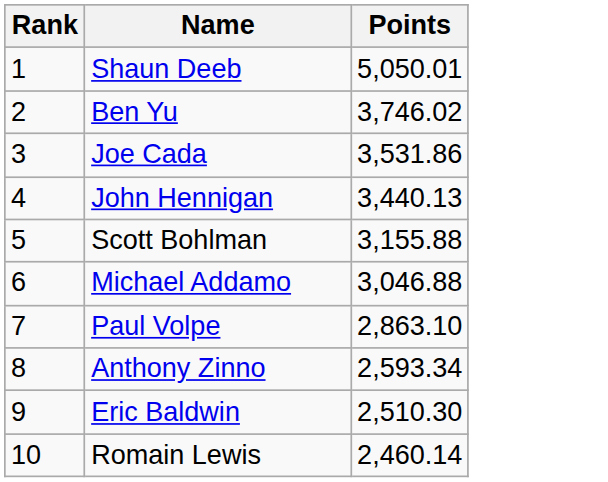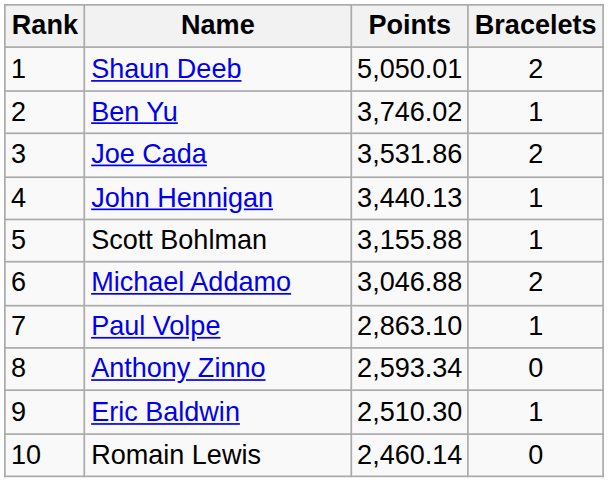+ column: (536, 25)
